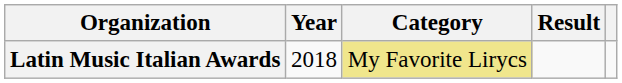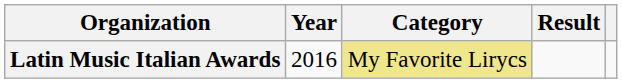(314, 59) 2018 -> (314, 59) 2016
